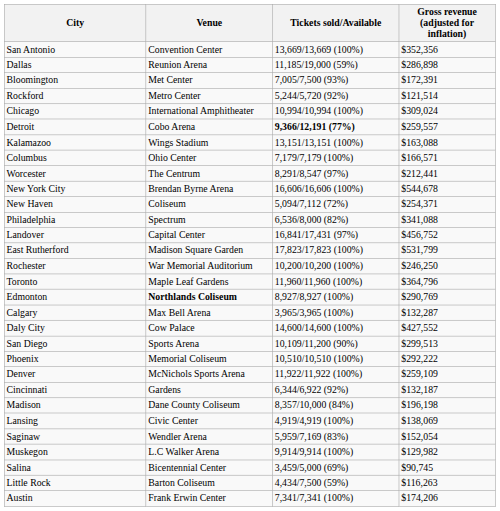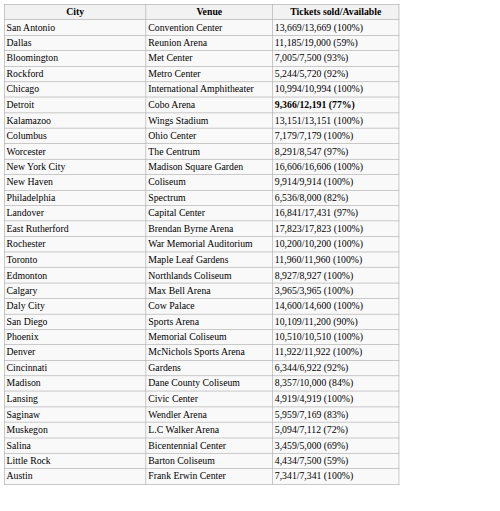- column: (447, 23)
(191, 188) Brendan Byrne Arena -> (196, 167) Madison Square Garden
(311, 204) 5,094/7,112 (72%) -> (314, 182) 9,914/9,914 (100%)
(196, 250) Madison Square Garden -> (191, 228) Brendan Byrne Arena
(193, 297) bold -> (190, 275) normal
(314, 452) 9,914/9,914 (100%) -> (311, 430) 5,094/7,112 (72%)
